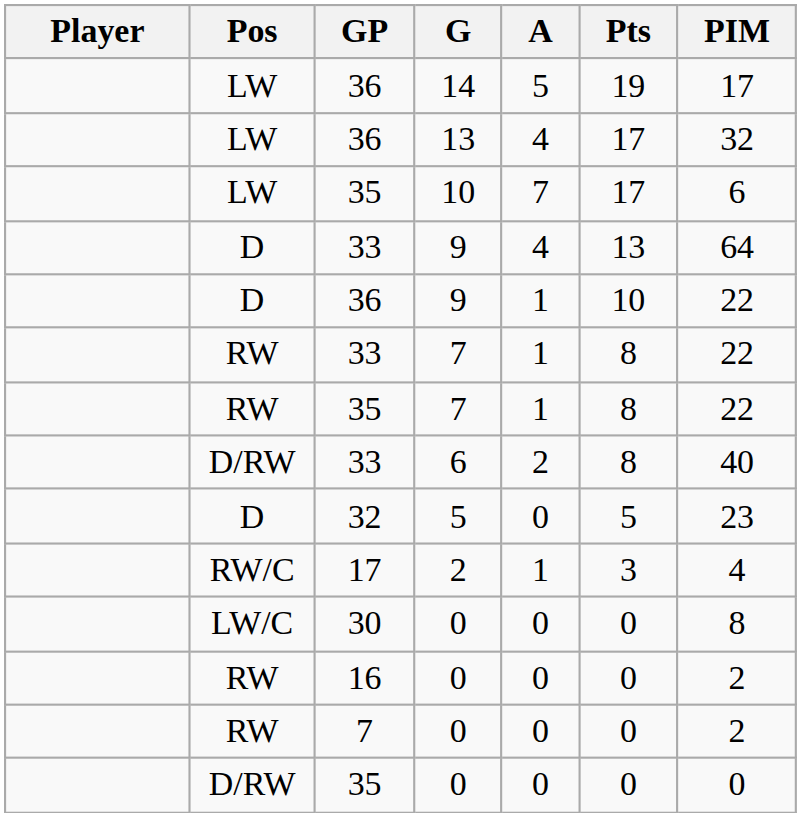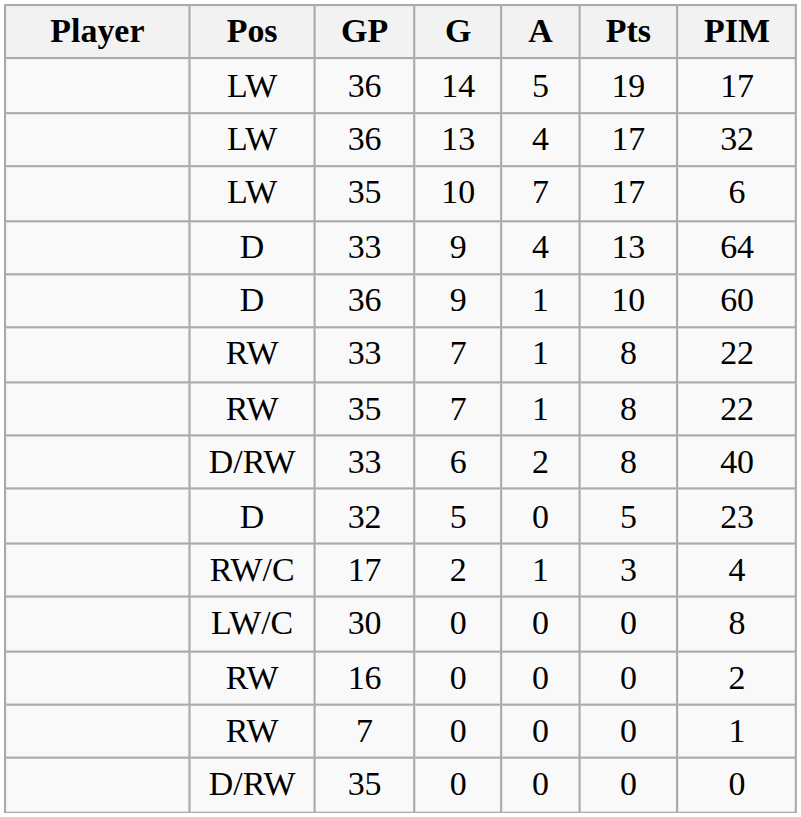(737, 300) 22 -> (737, 300) 60
(737, 730) 2 -> (737, 730) 1
